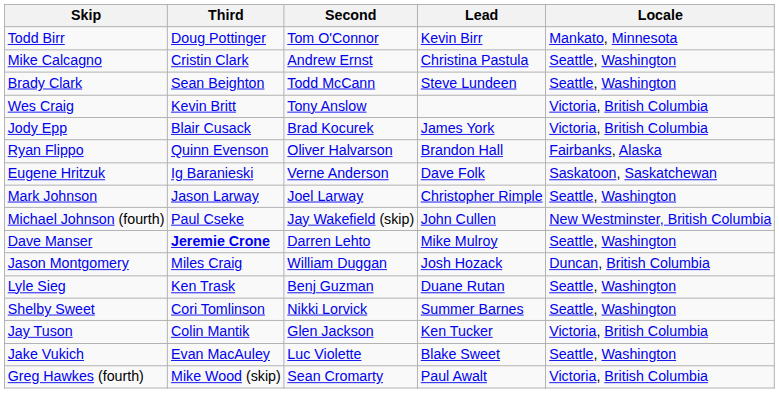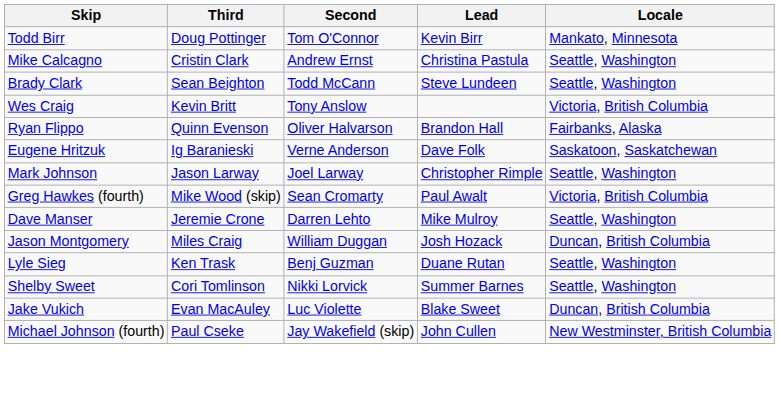- row: (37, 128)
rows swapped: (86, 219) <-> (76, 377)
(220, 241) bold -> (218, 219) normal
- row: (40, 331)
(613, 354) Seattle, Washington -> (630, 309) Duncan, British Columbia
